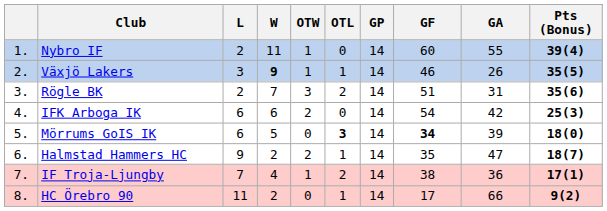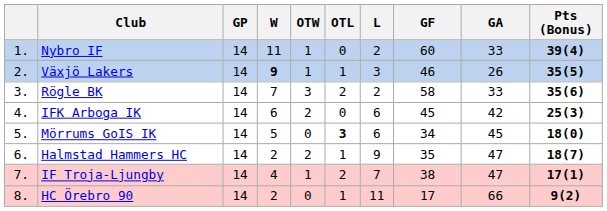columns swapped: (377, 22) <-> (240, 22)
(496, 50) 55 -> (496, 50) 33
(428, 92) 51 -> (428, 92) 58
(496, 92) 31 -> (496, 92) 33
(428, 113) 54 -> (428, 113) 45
(428, 133) bold -> (428, 133) normal
(496, 133) 39 -> (496, 133) 45
(496, 175) 36 -> (496, 175) 47
